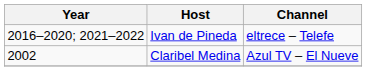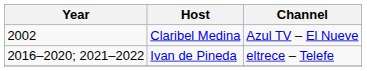rows swapped: (195, 55) <-> (194, 35)
